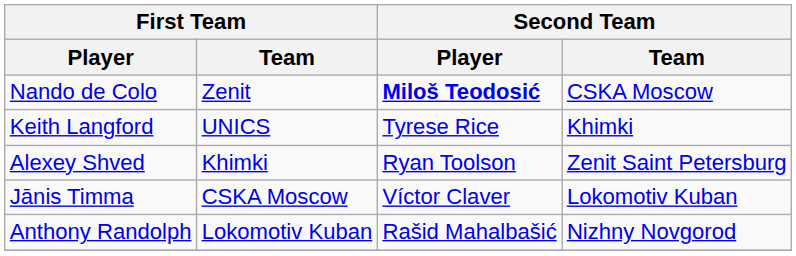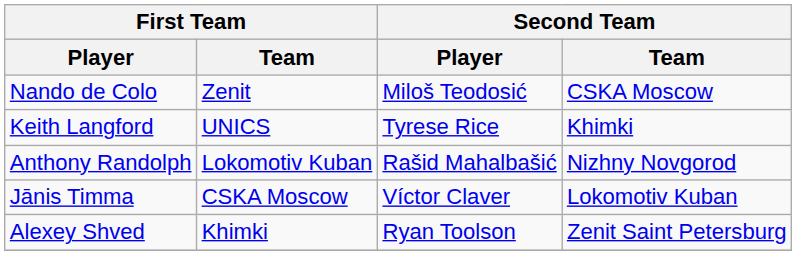(461, 92) bold -> (455, 92) normal
rows swapped: (77, 162) <-> (101, 232)
